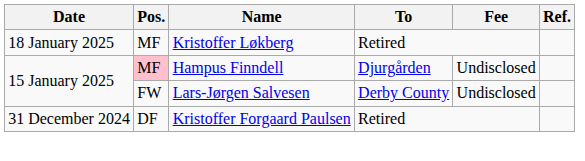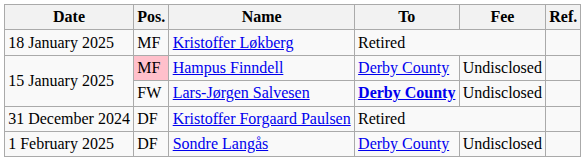(394, 67) Djurgården -> (404, 67) Derby County
(404, 93) normal -> (407, 93) bold
+ row: (220, 144)
